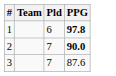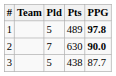+ column: (75, 12)
(49, 29) 6 -> (49, 29) 5
(49, 63) 7 -> (49, 63) 5
(76, 63) 87.6 -> (97, 63) 87.7
